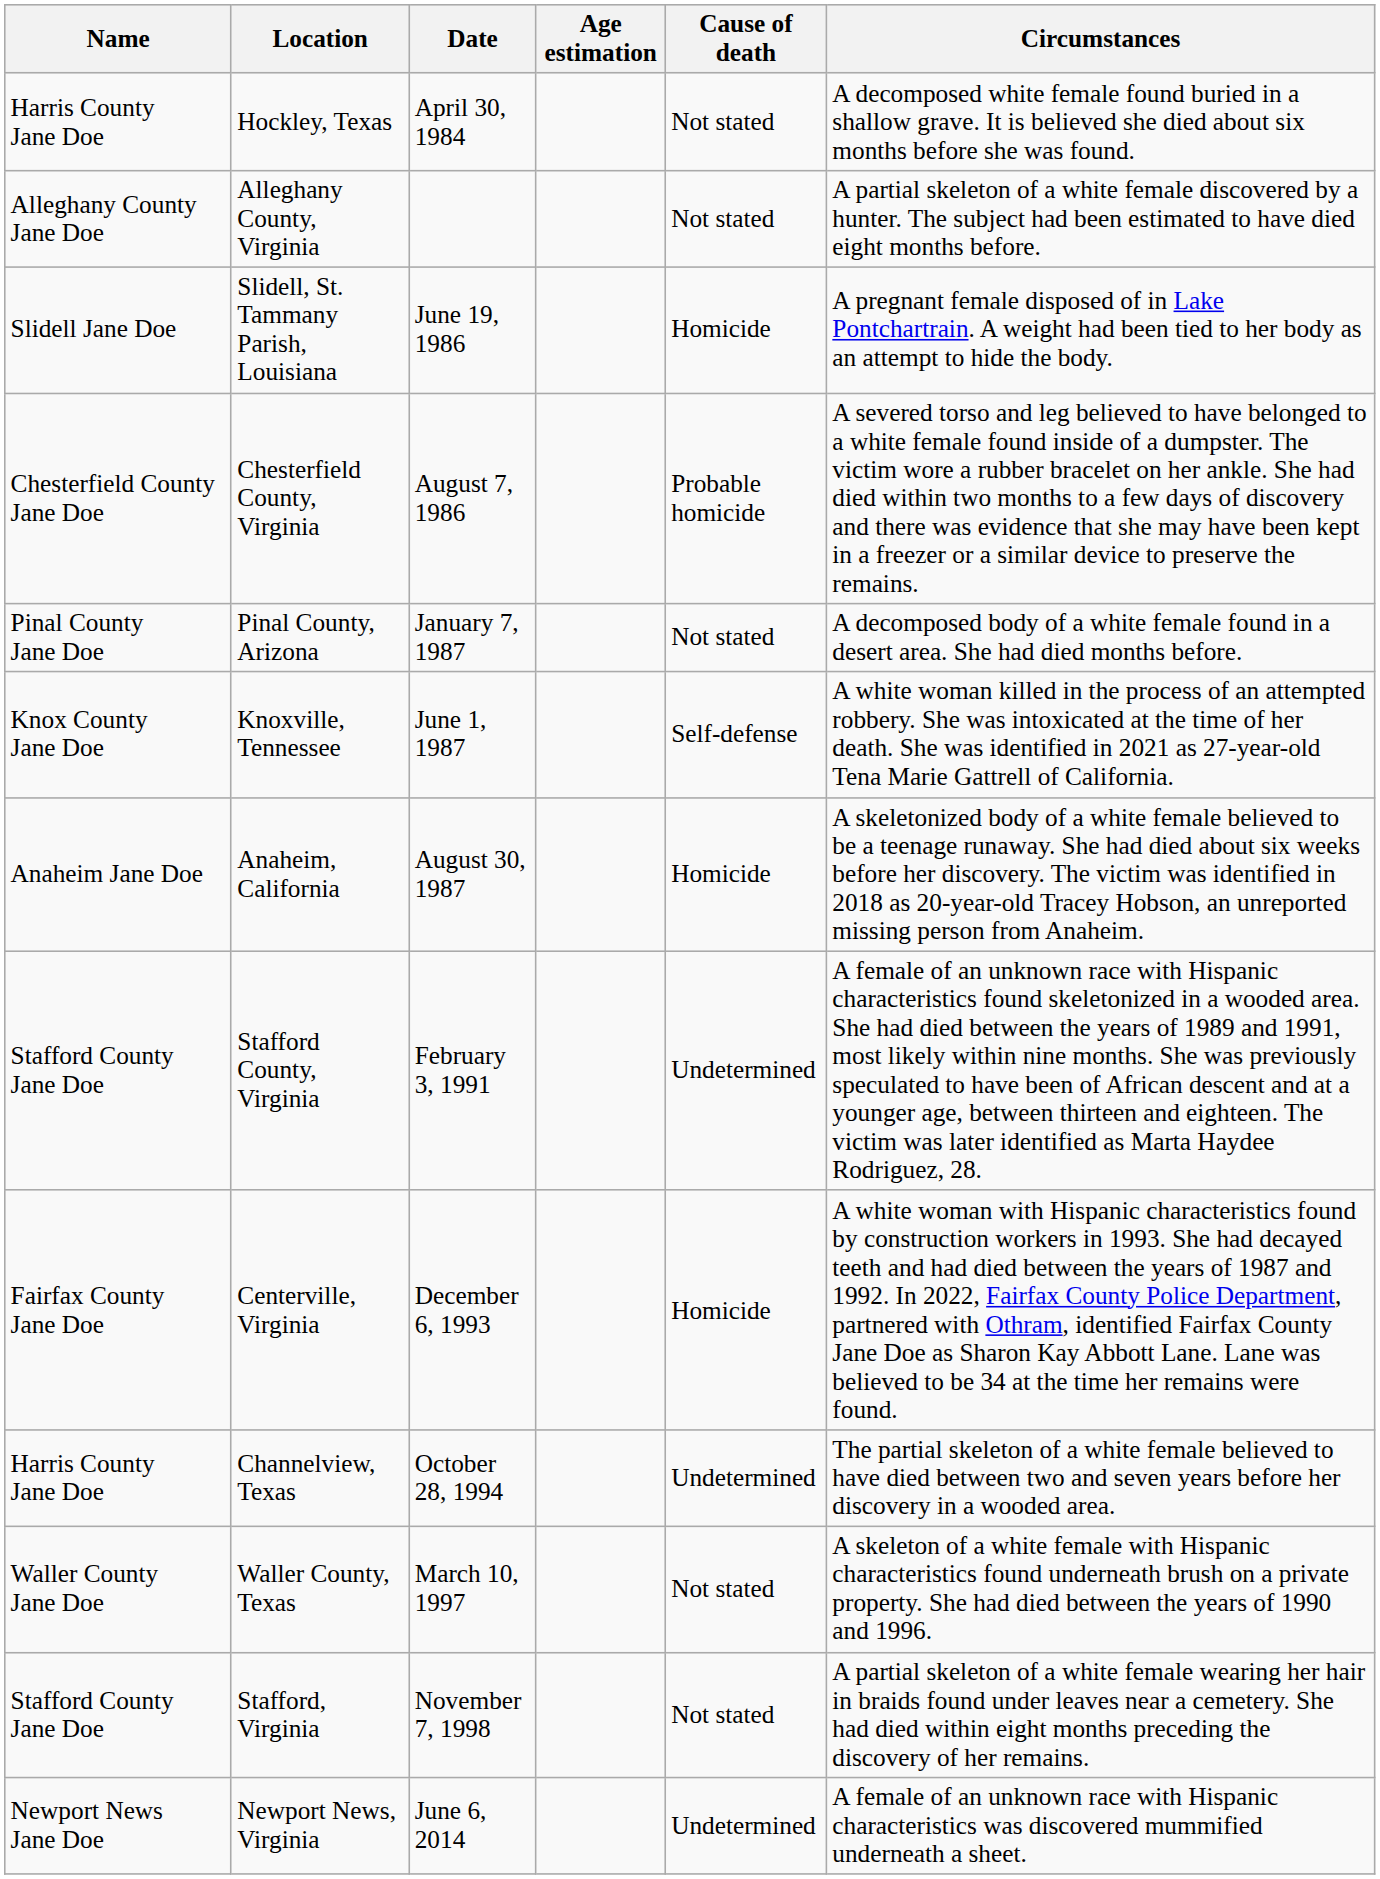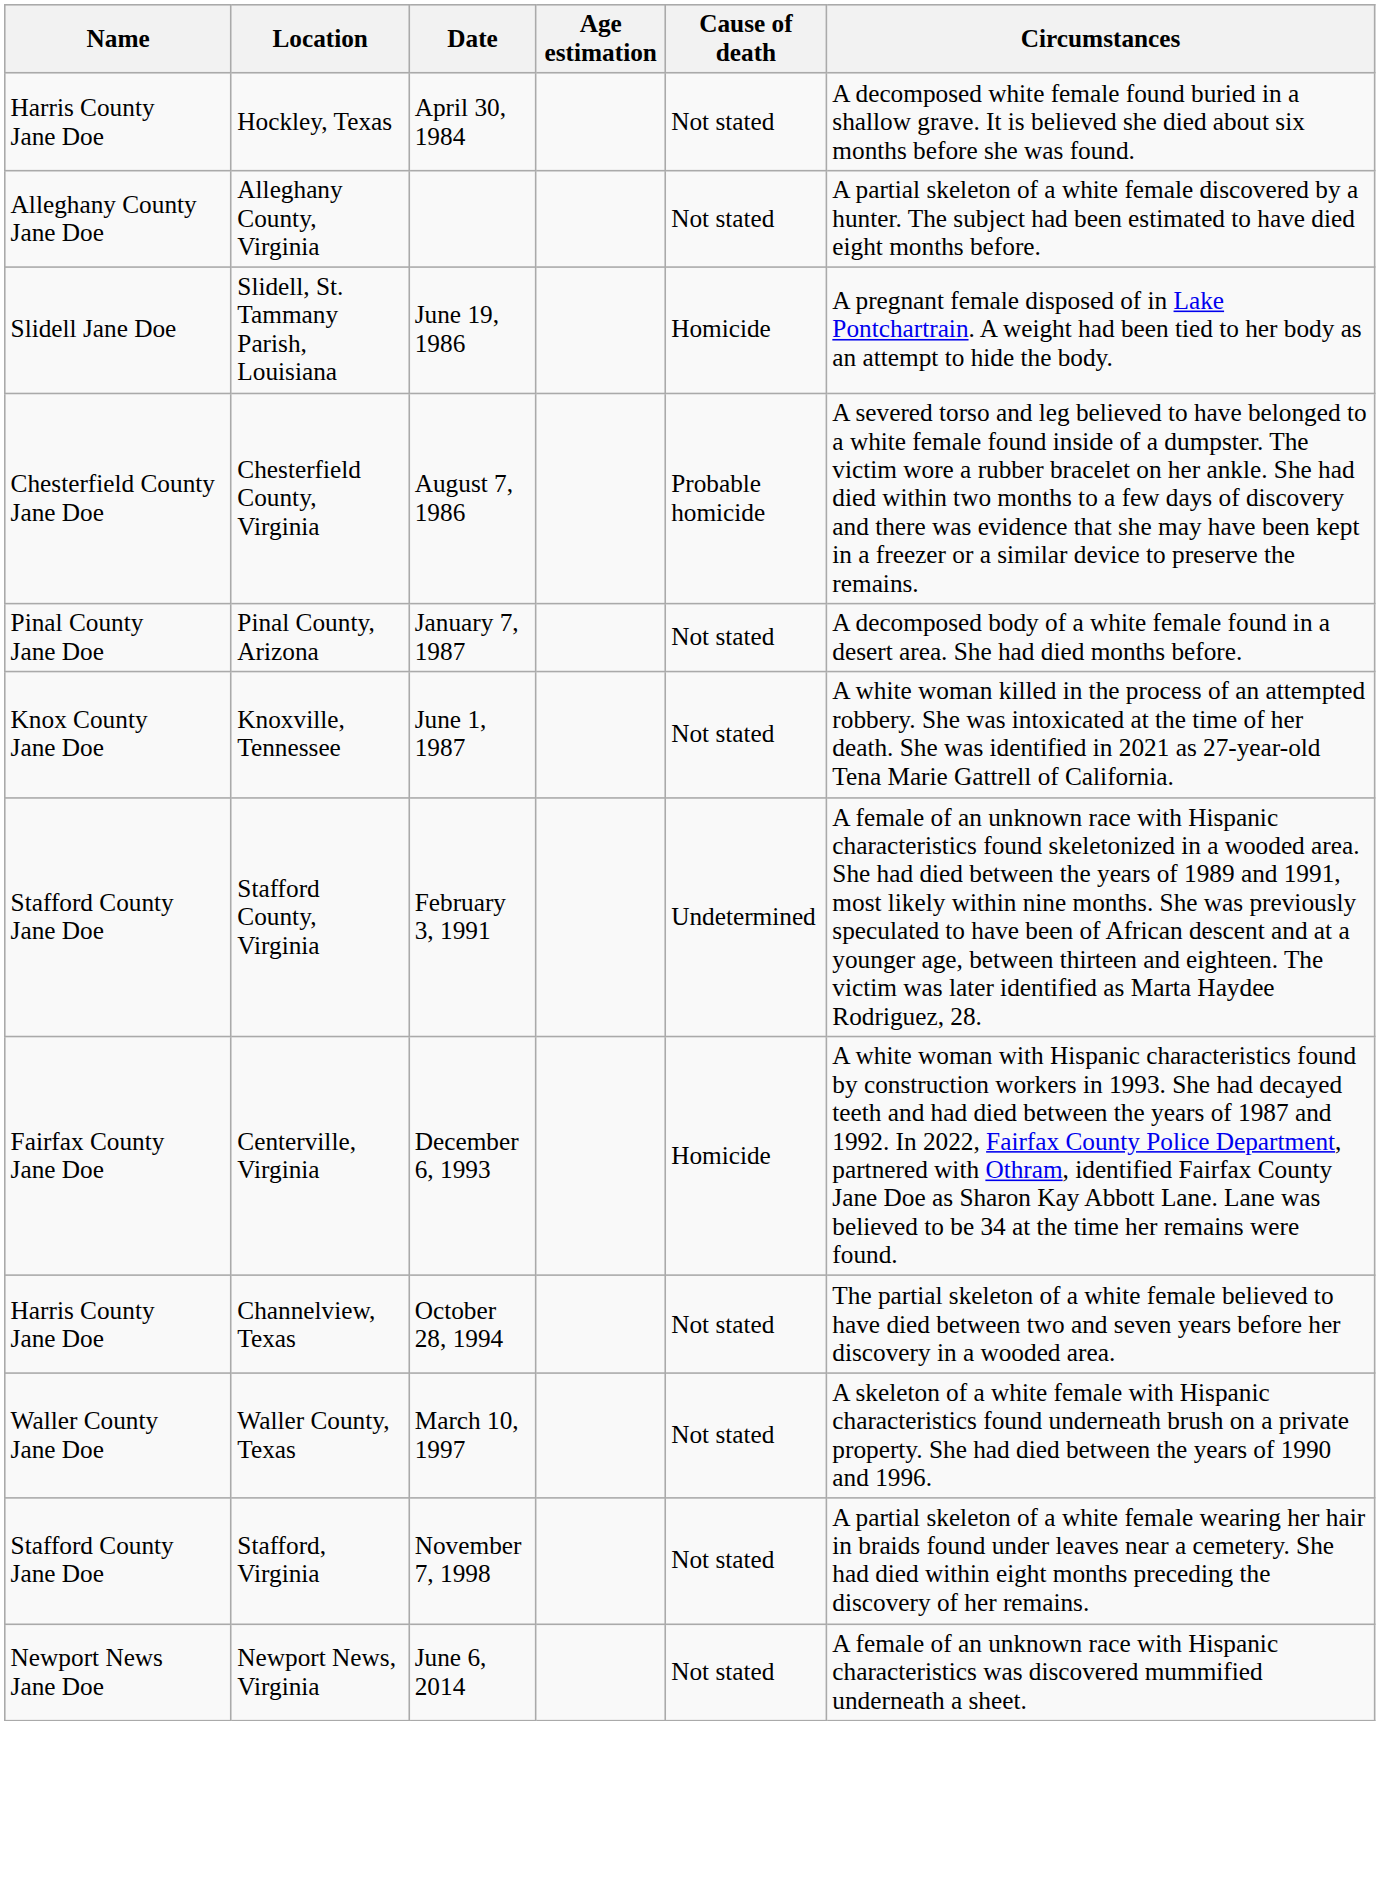(734, 734) Self-defense -> (723, 734) Not stated
- row: (289, 873)
(743, 1477) Undetermined -> (723, 1323) Not stated
(743, 1825) Undetermined -> (723, 1671) Not stated
